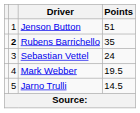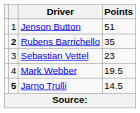(110, 56) 24 -> (110, 56) 23
(14, 85) normal -> (14, 85) bold
